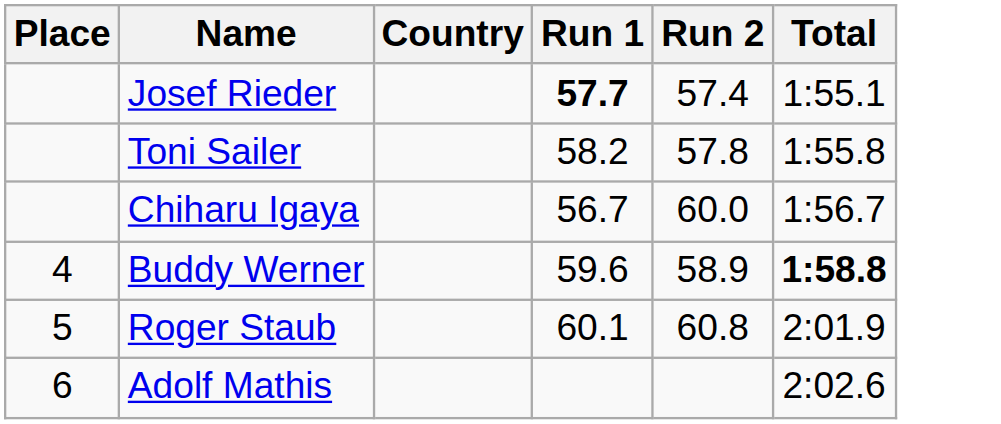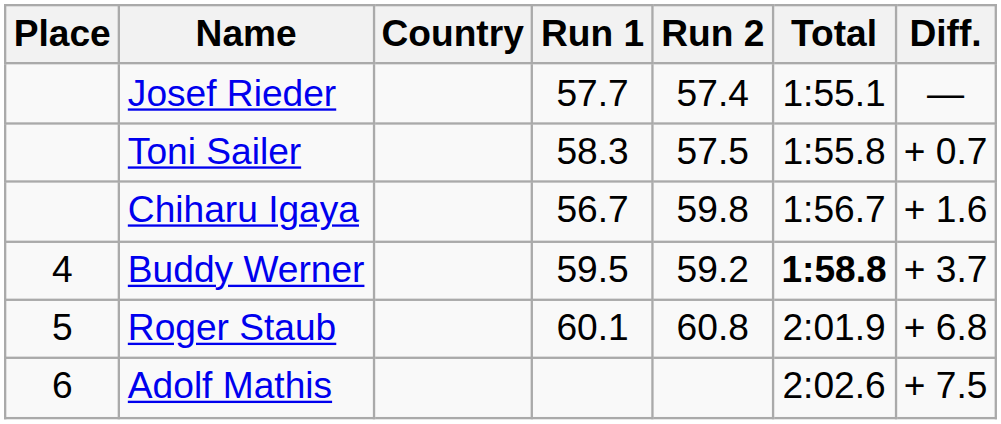+ column: (946, 33)
(593, 92) bold -> (593, 92) normal
(593, 151) 58.2 -> (593, 151) 58.3
(713, 151) 57.8 -> (713, 151) 57.5
(713, 210) 60.0 -> (713, 210) 59.8
(593, 269) 59.6 -> (593, 269) 59.5
(713, 269) 58.9 -> (713, 269) 59.2
